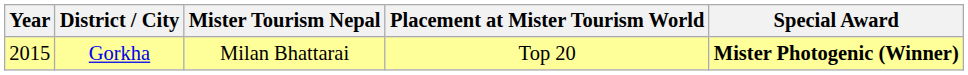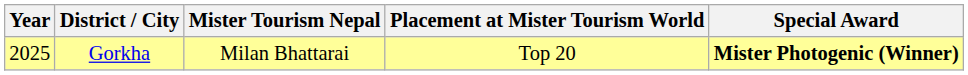(30, 53) 2015 -> (30, 53) 2025
